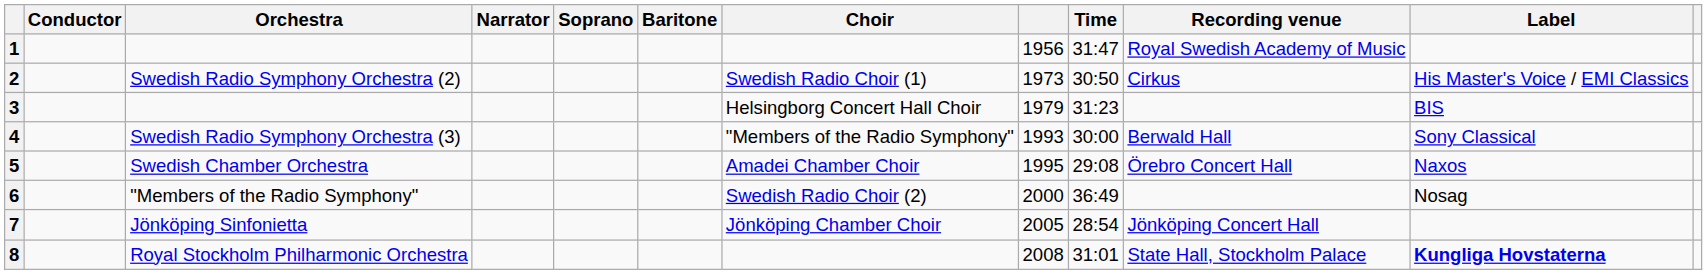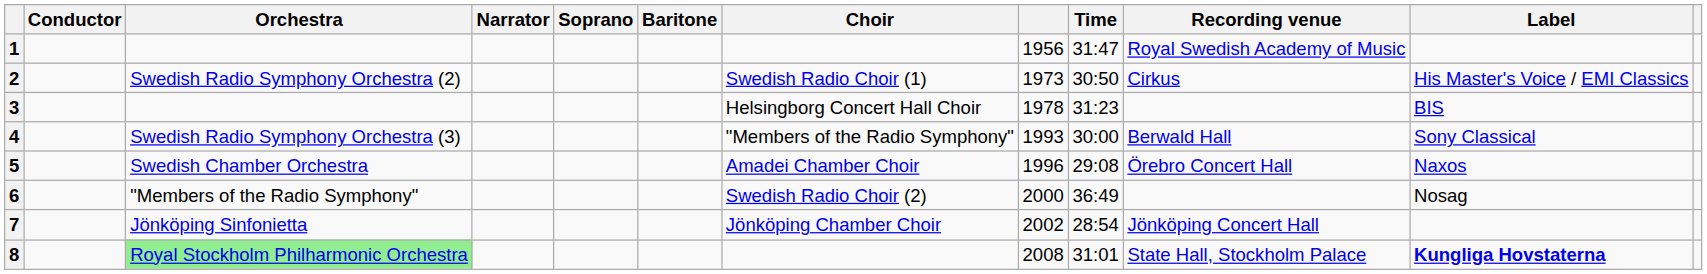(1043, 108) 1979 -> (1043, 108) 1978
(1043, 166) 1995 -> (1043, 166) 1996
(1043, 225) 2005 -> (1043, 225) 2002
(299, 254) no background -> (299, 254) lightgreen background
